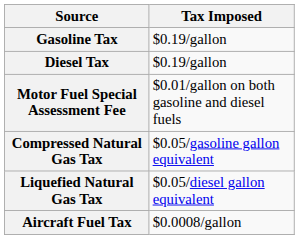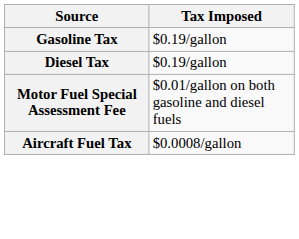- row: (77, 150)
- row: (77, 190)
